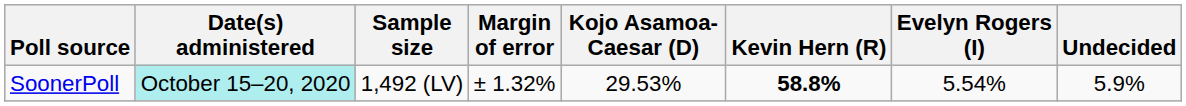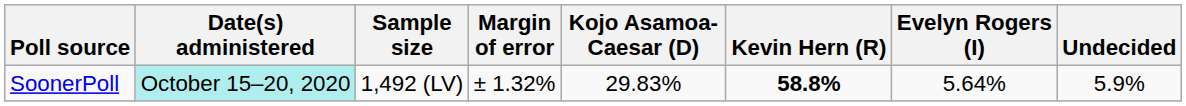(643, 83) 29.53% -> (643, 83) 29.83%
(974, 83) 5.54% -> (974, 83) 5.64%
